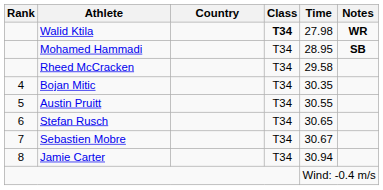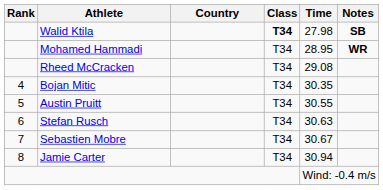(358, 31) WR -> (358, 31) SB
(358, 49) SB -> (358, 49) WR
(319, 67) 29.58 -> (319, 67) 29.08
(319, 121) 30.65 -> (319, 121) 30.63
